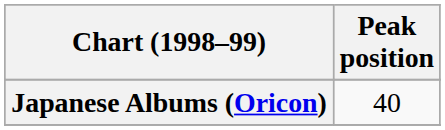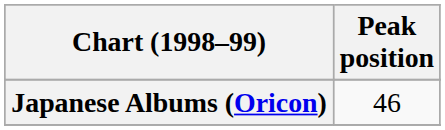(387, 102) 40 -> (387, 102) 46
